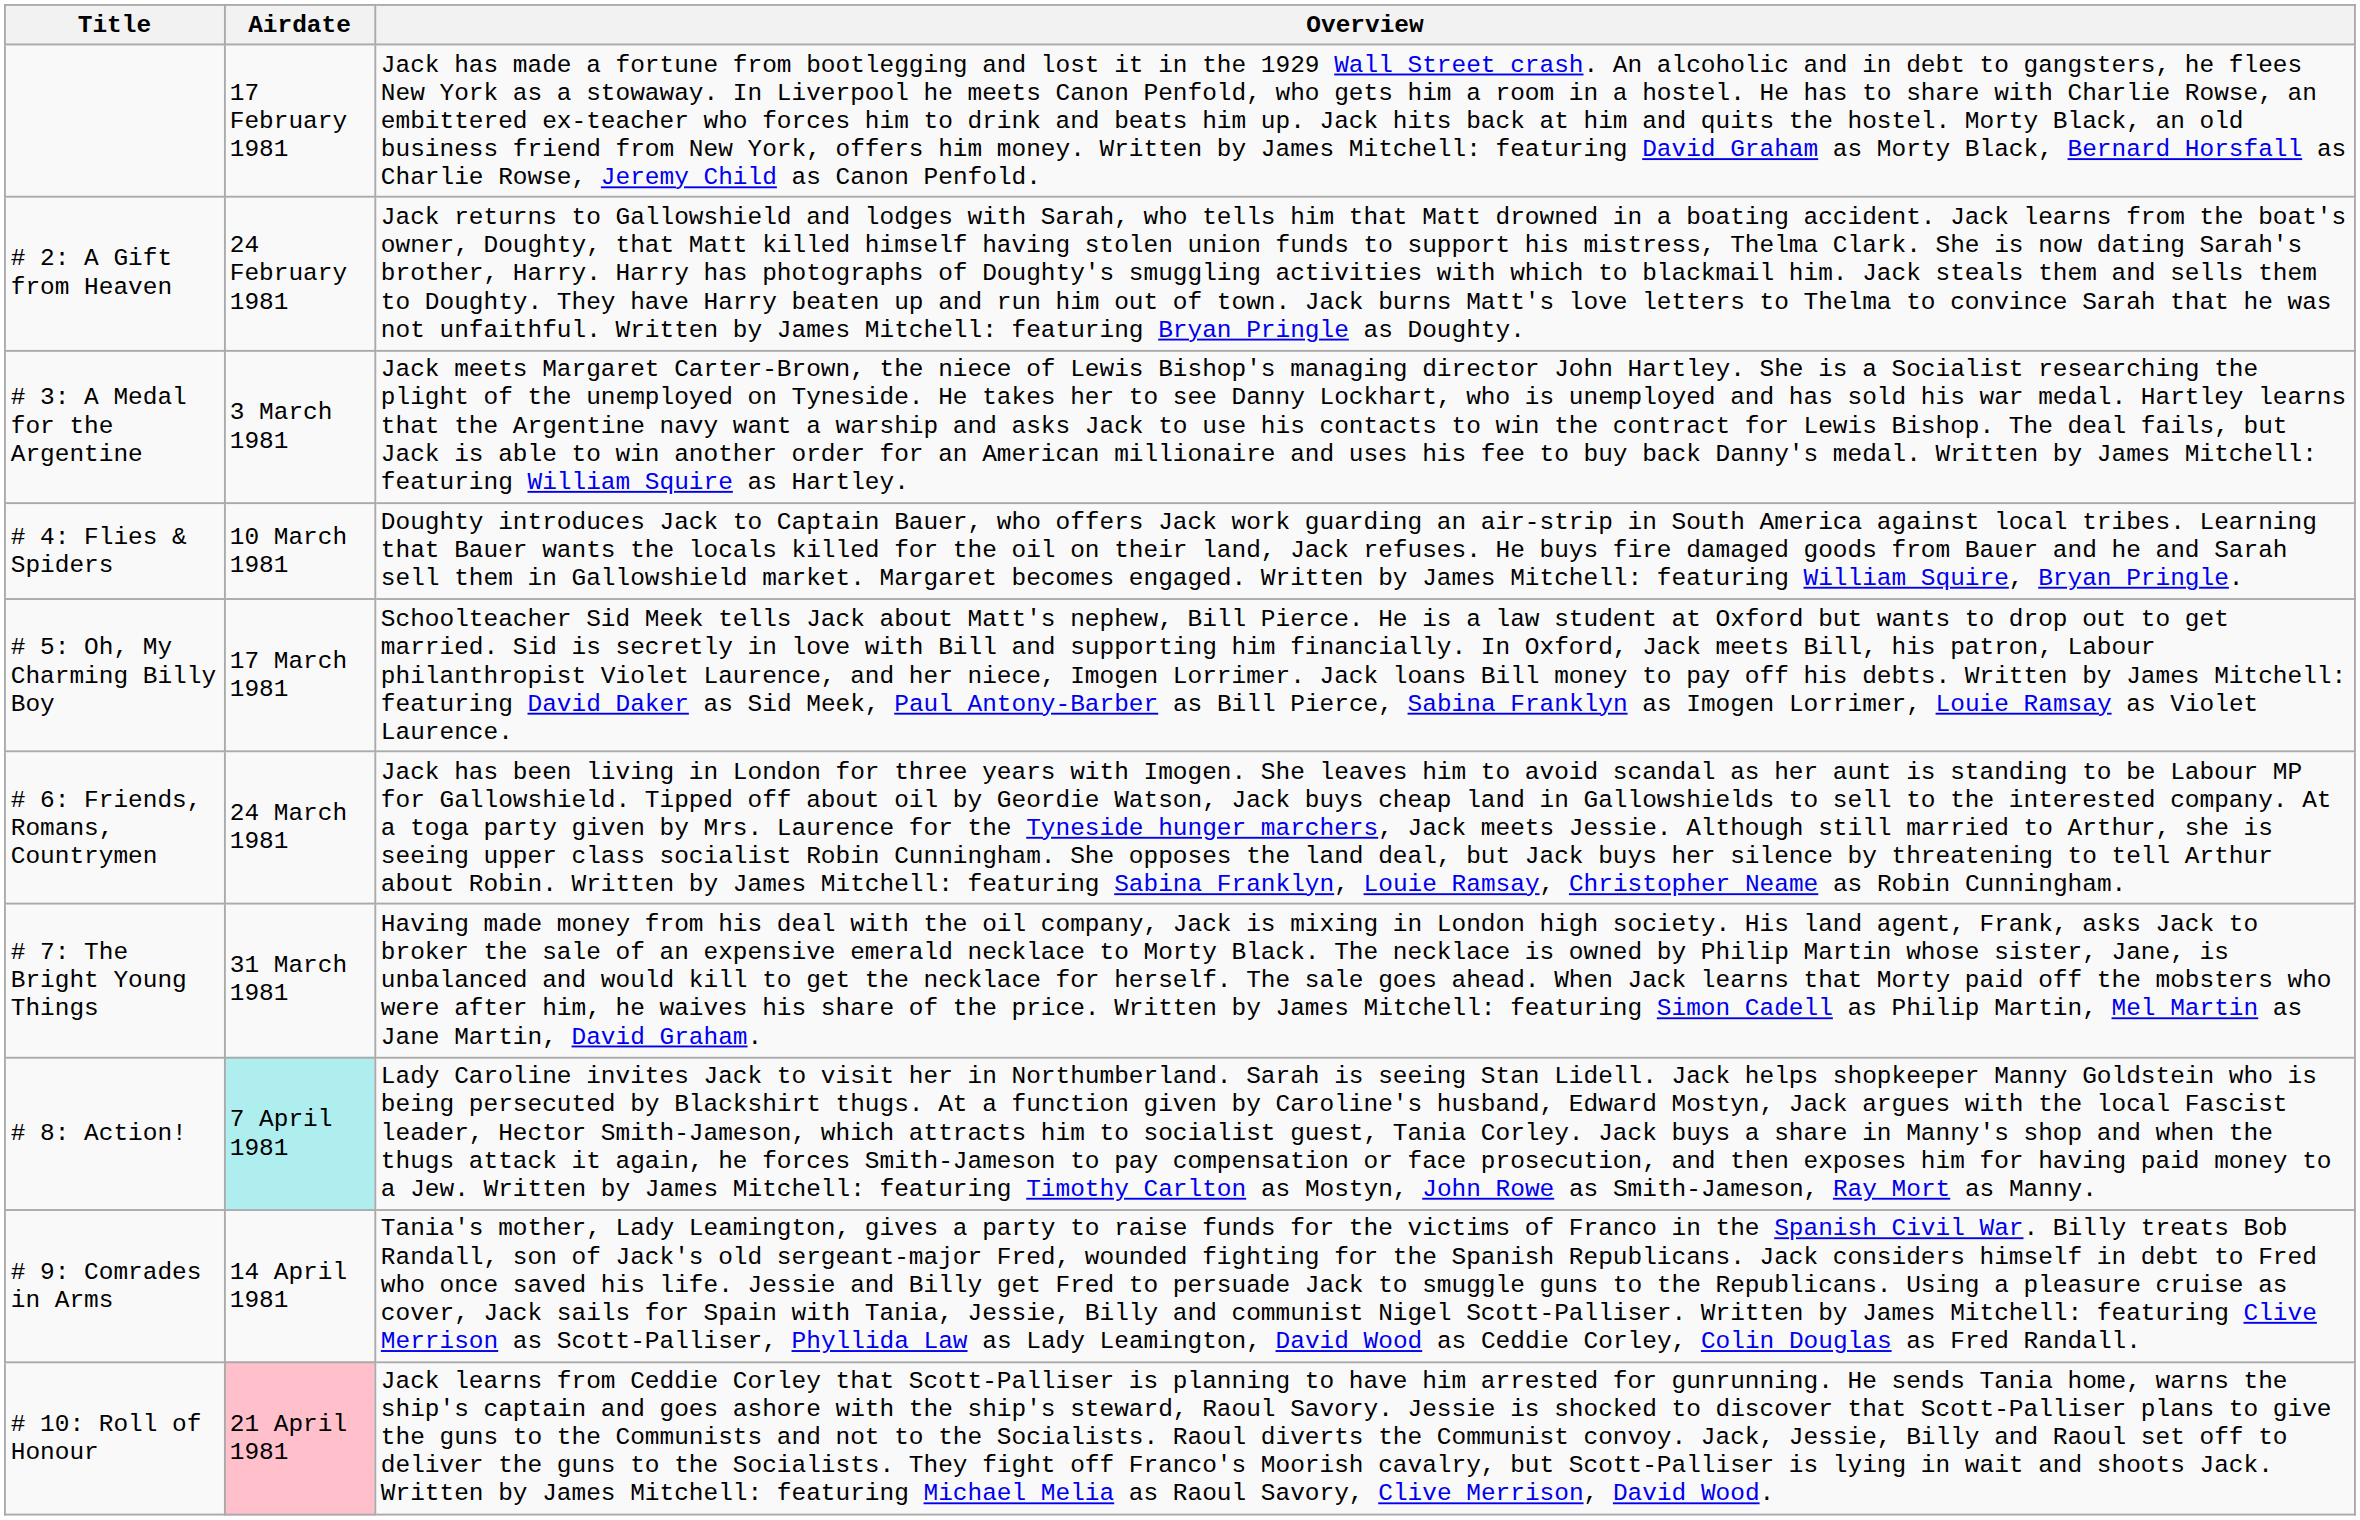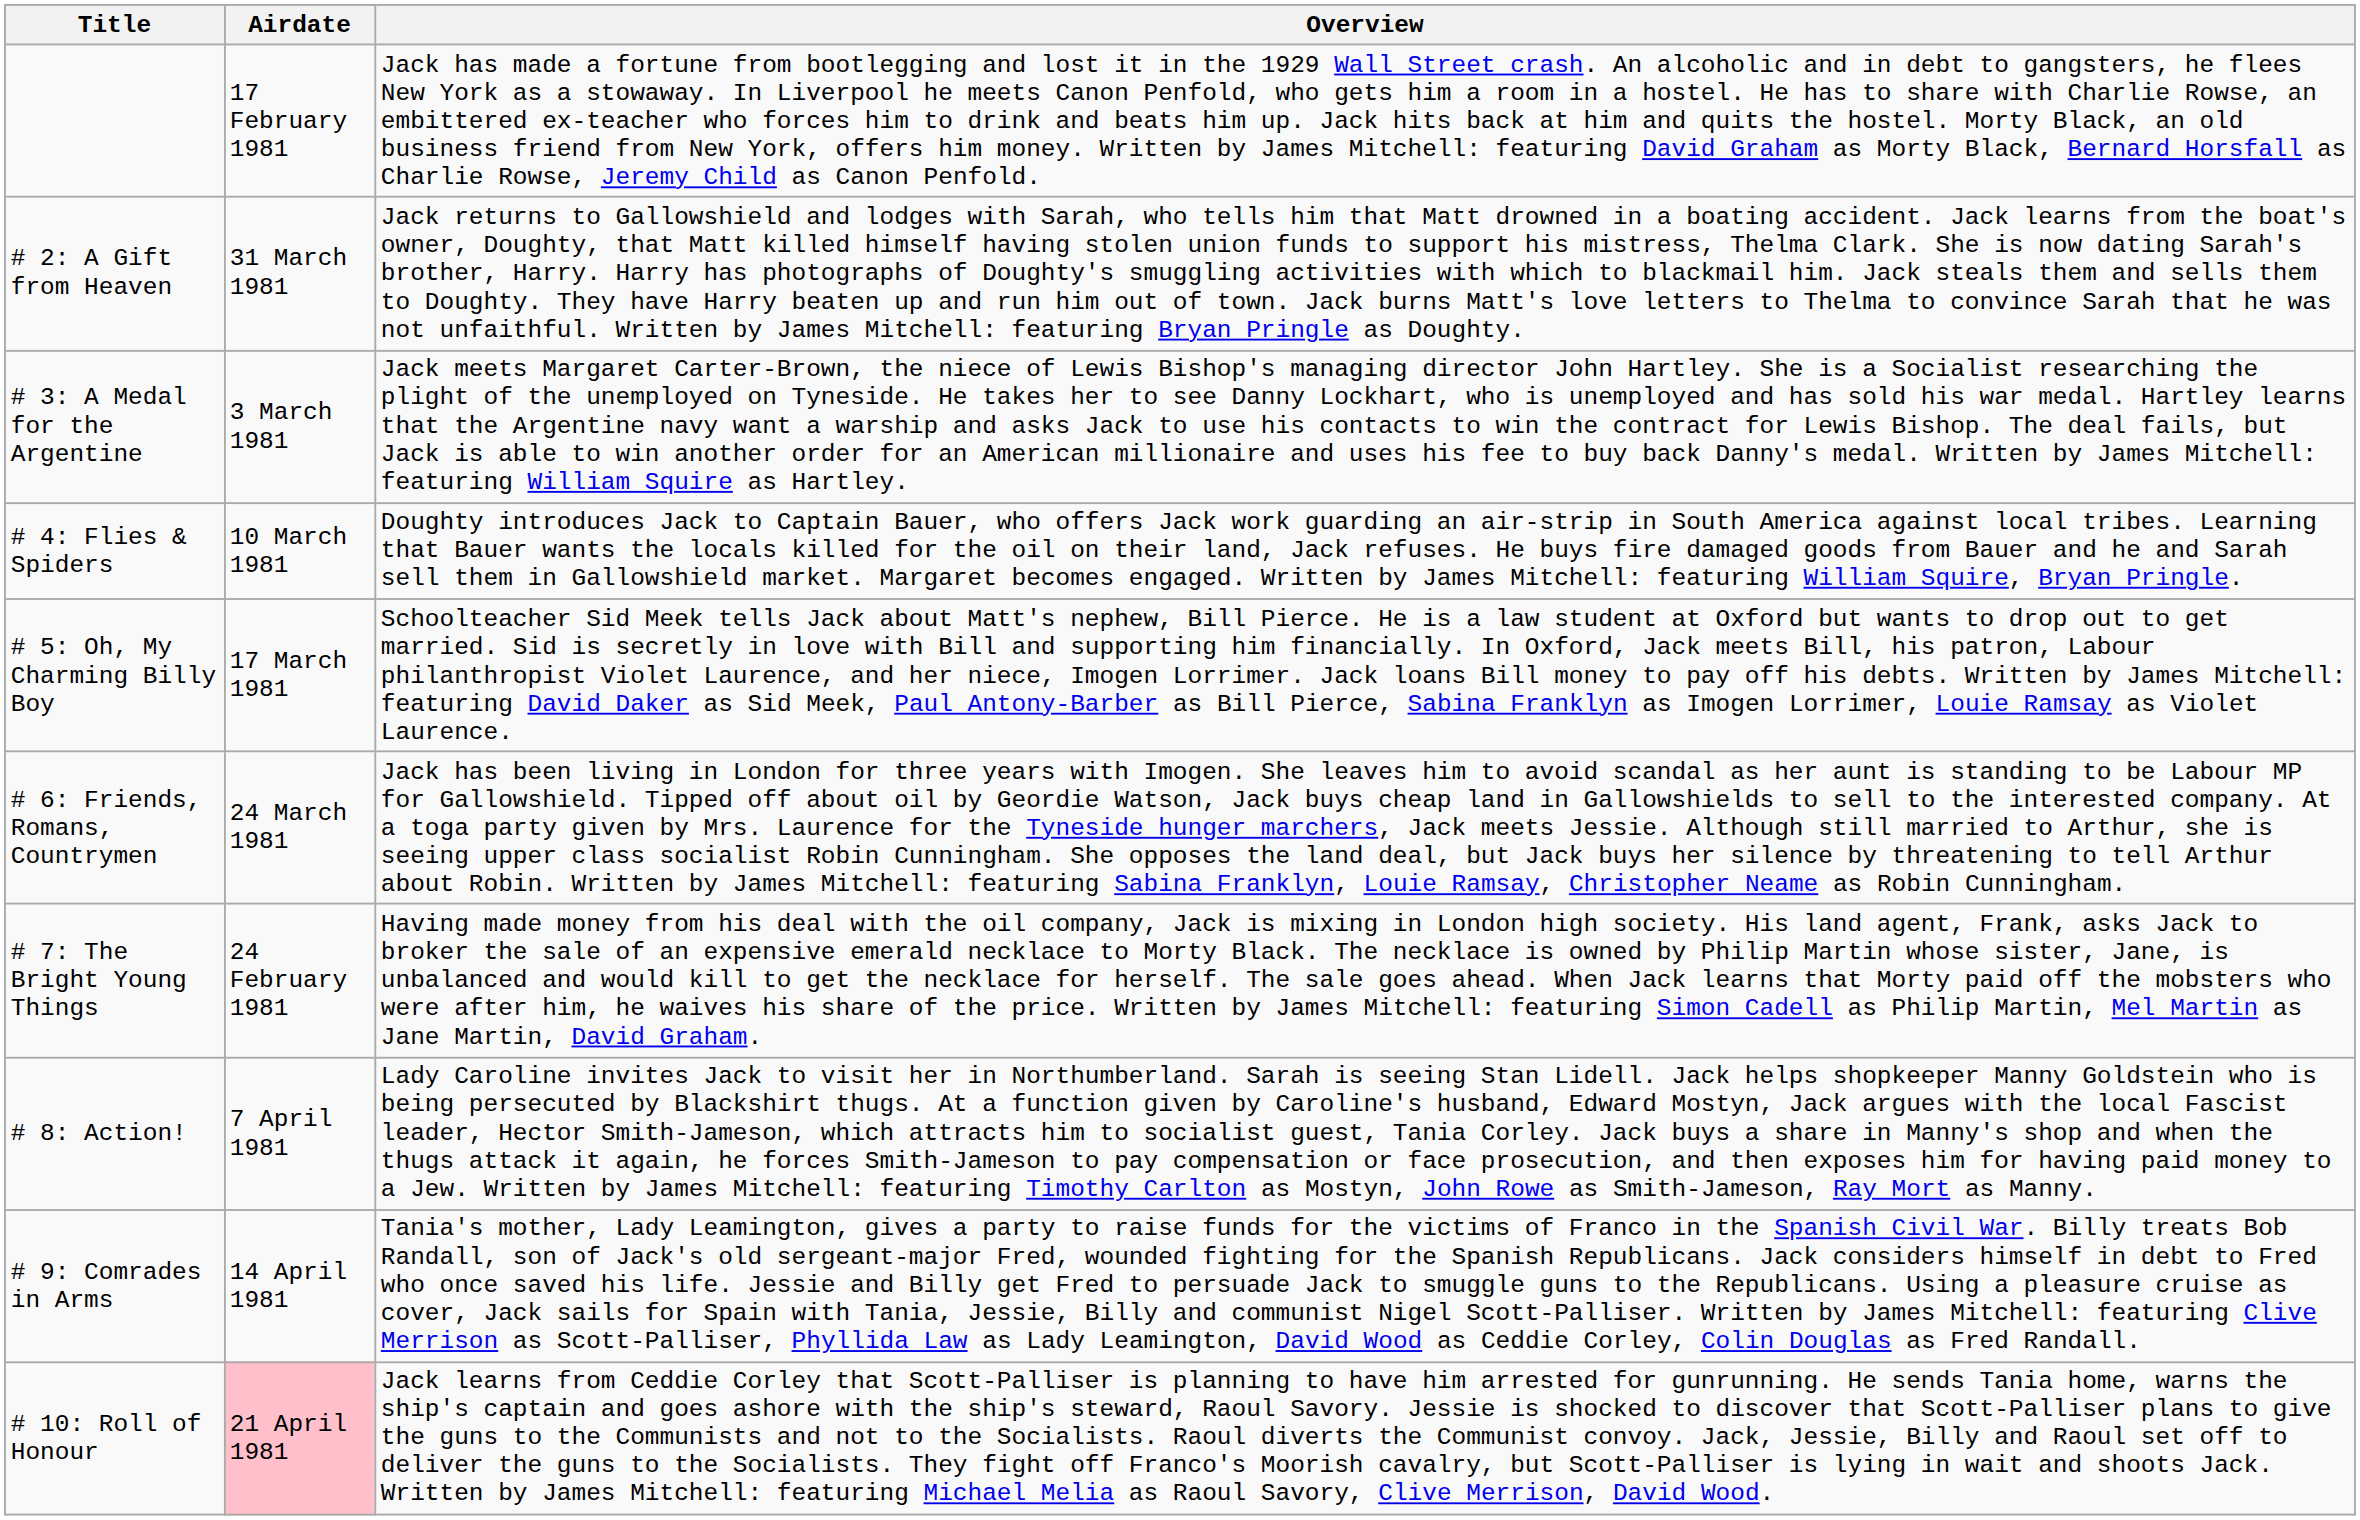(288, 274) 24 February 1981 -> (288, 274) 31 March 1981
(288, 980) 31 March 1981 -> (288, 980) 24 February 1981
(281, 1133) paleturquoise background -> (281, 1133) no background
